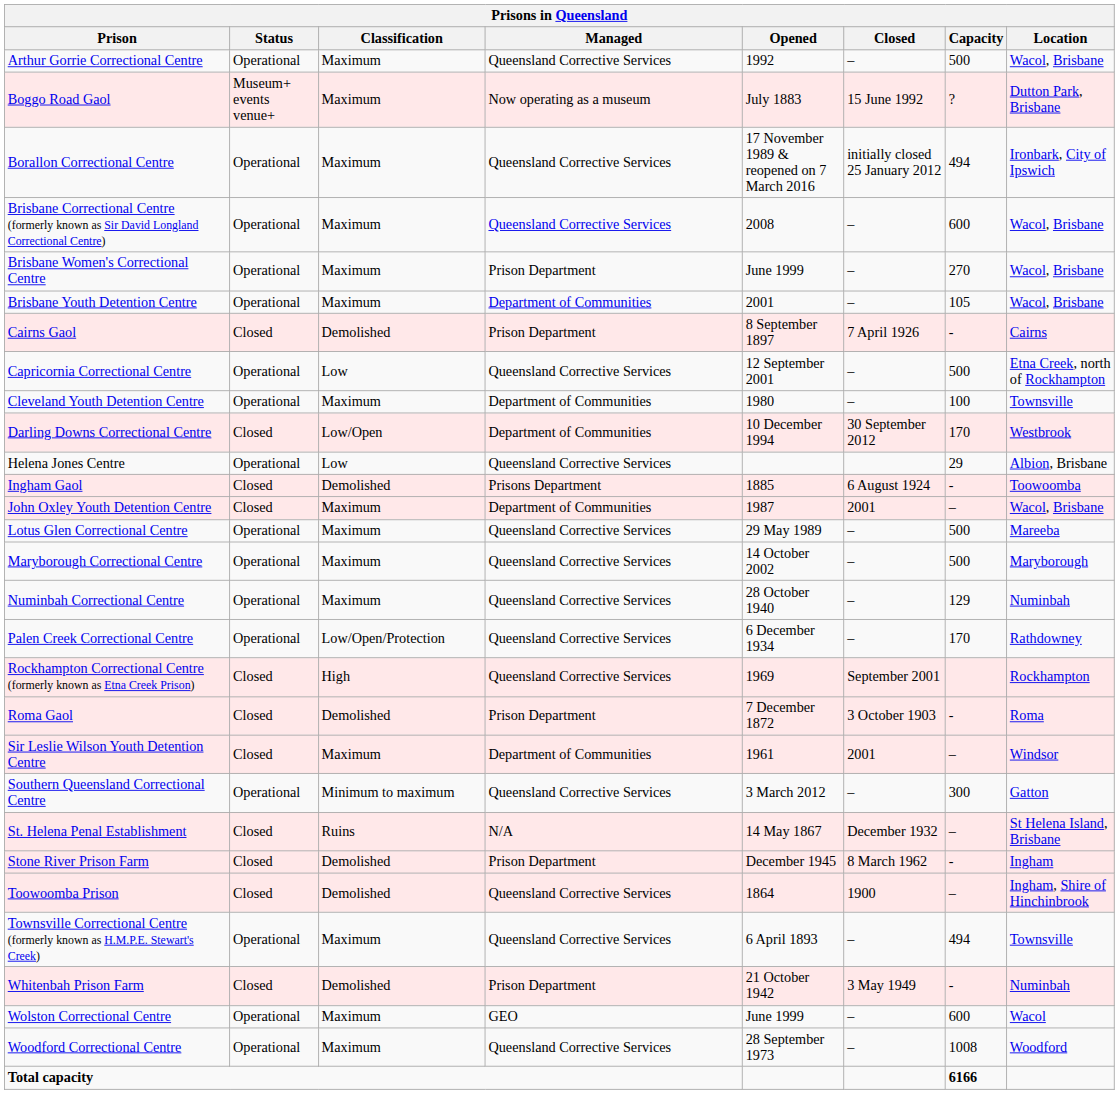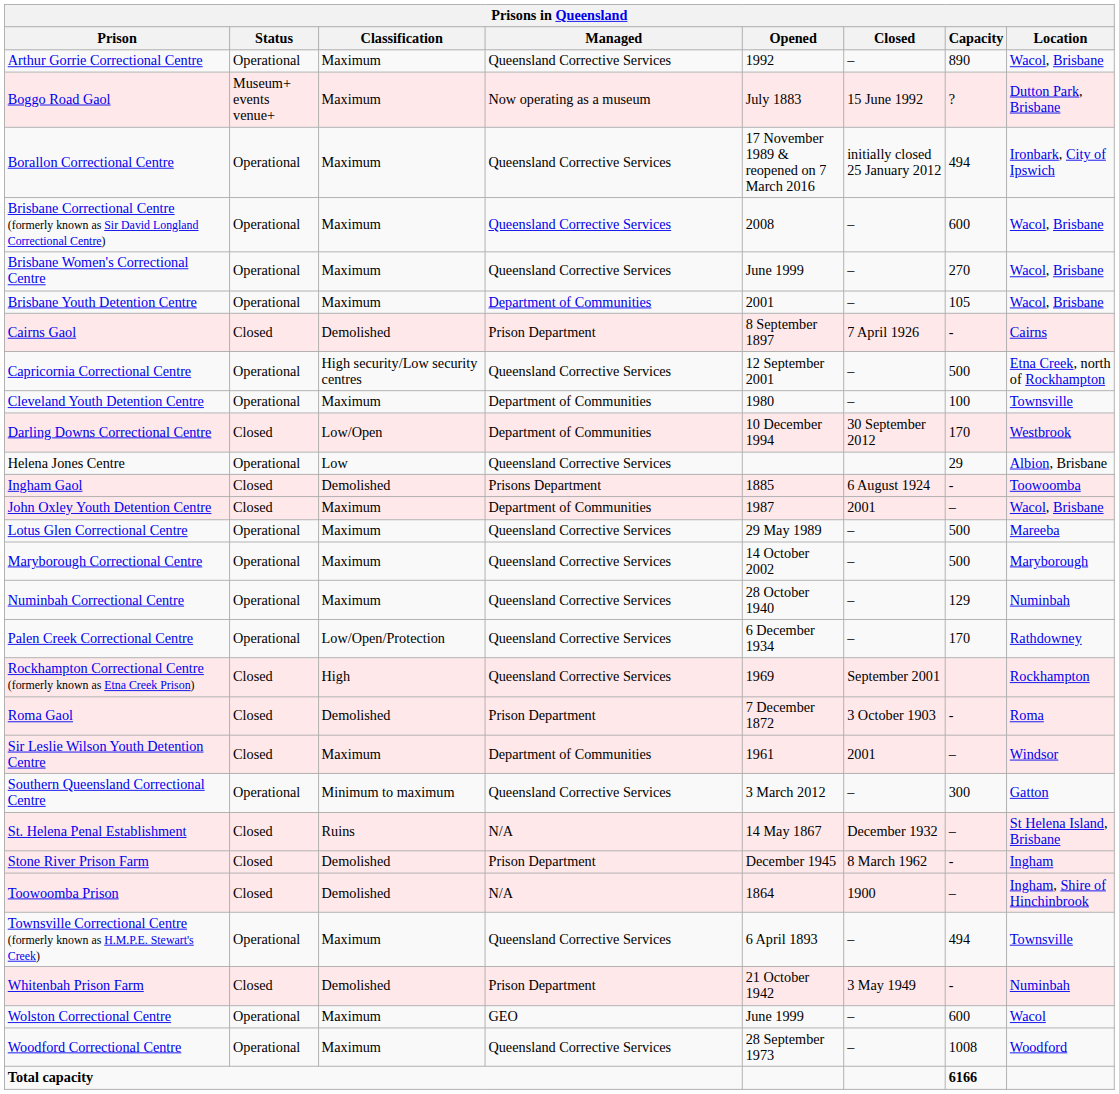(959, 60) 500 -> (959, 60) 890
(542, 271) Prison Department -> (580, 271) Queensland Corrective Services
(335, 371) Low -> (399, 371) High security/Low security centres
(580, 892) Queensland Corrective Services -> (501, 892) N/A
